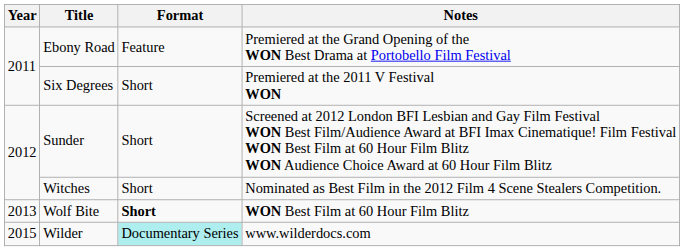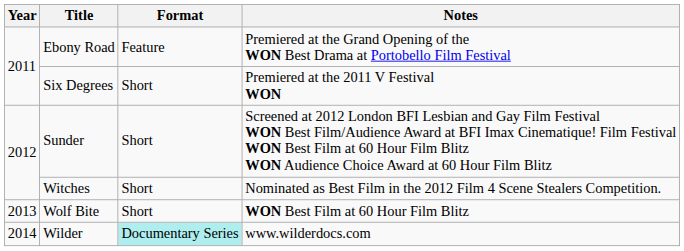(139, 211) bold -> (137, 211) normal
(22, 233) 2015 -> (22, 233) 2014
